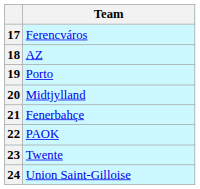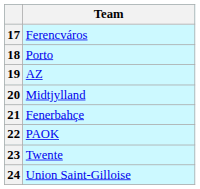(34, 54) AZ -> (39, 54) Porto
(39, 74) Porto -> (34, 74) AZ
